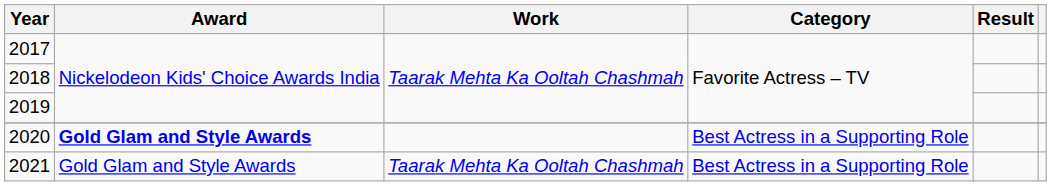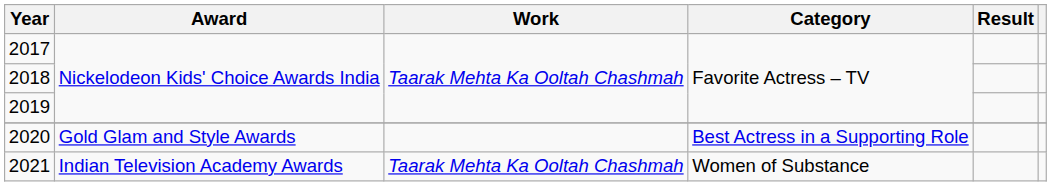(185, 136) bold -> (177, 136) normal
(177, 166) Gold Glam and Style Awards -> (201, 166) Indian Television Academy Awards
(830, 166) Best Actress in a Supporting Role -> (781, 166) Women of Substance
